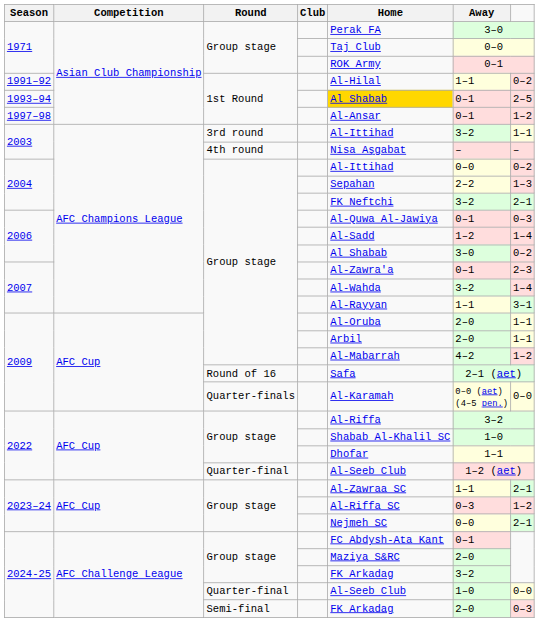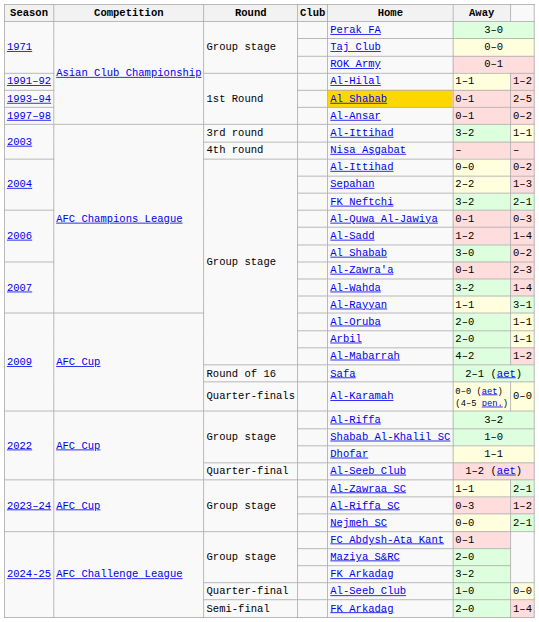(523, 82) 0–2 -> (523, 82) 1–2
(523, 116) 1–2 -> (523, 116) 0–2
(523, 609) 0–3 -> (523, 609) 1–4
